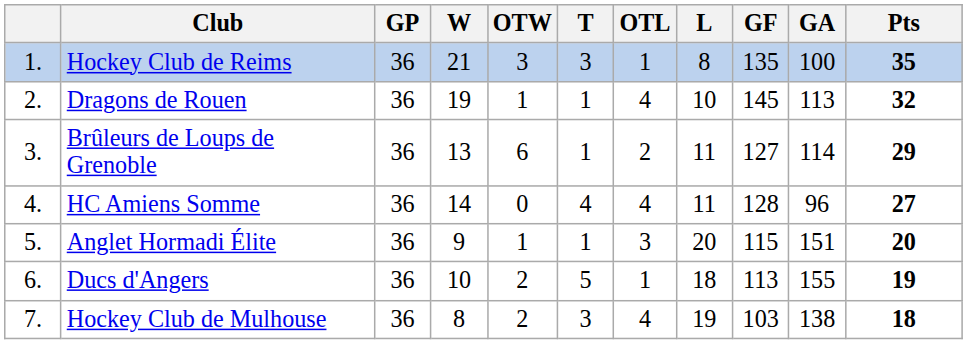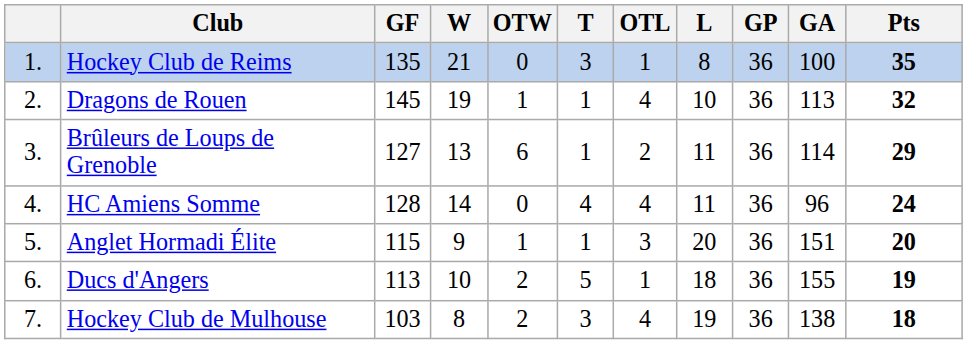columns swapped: (403, 23) <-> (761, 23)
(522, 61) 3 -> (522, 61) 0
(904, 204) 27 -> (904, 204) 24
